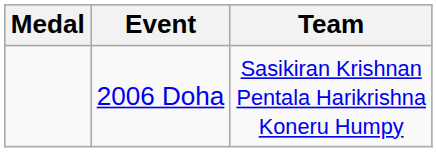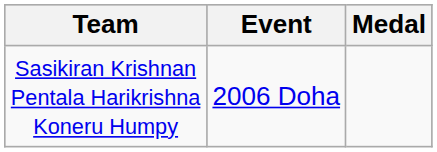columns swapped: (48, 25) <-> (331, 25)
